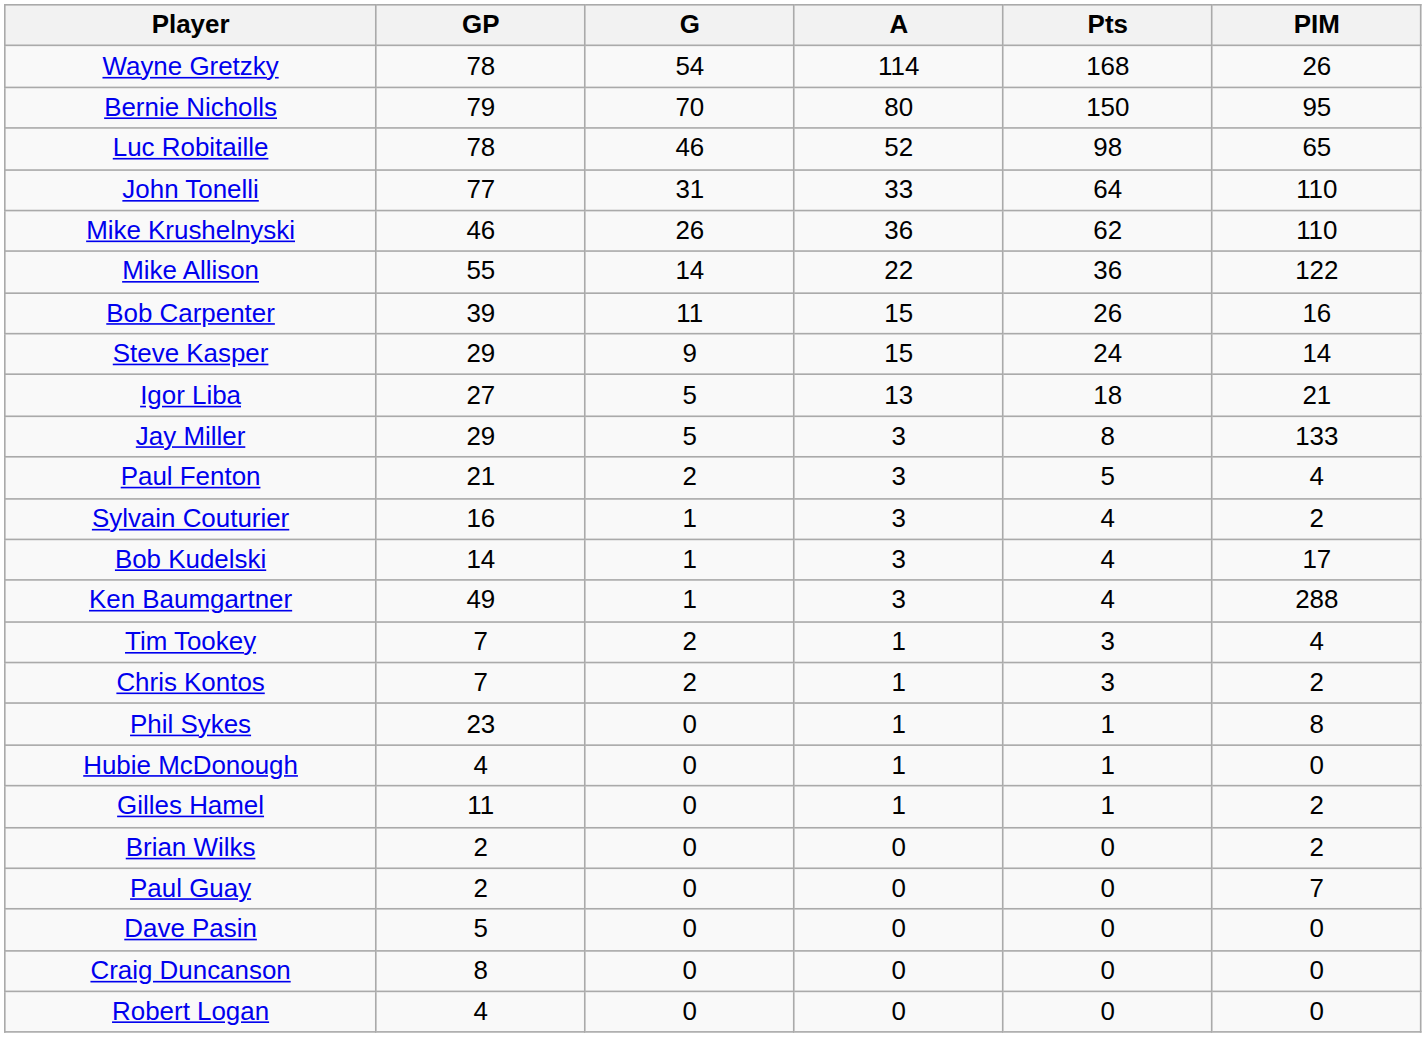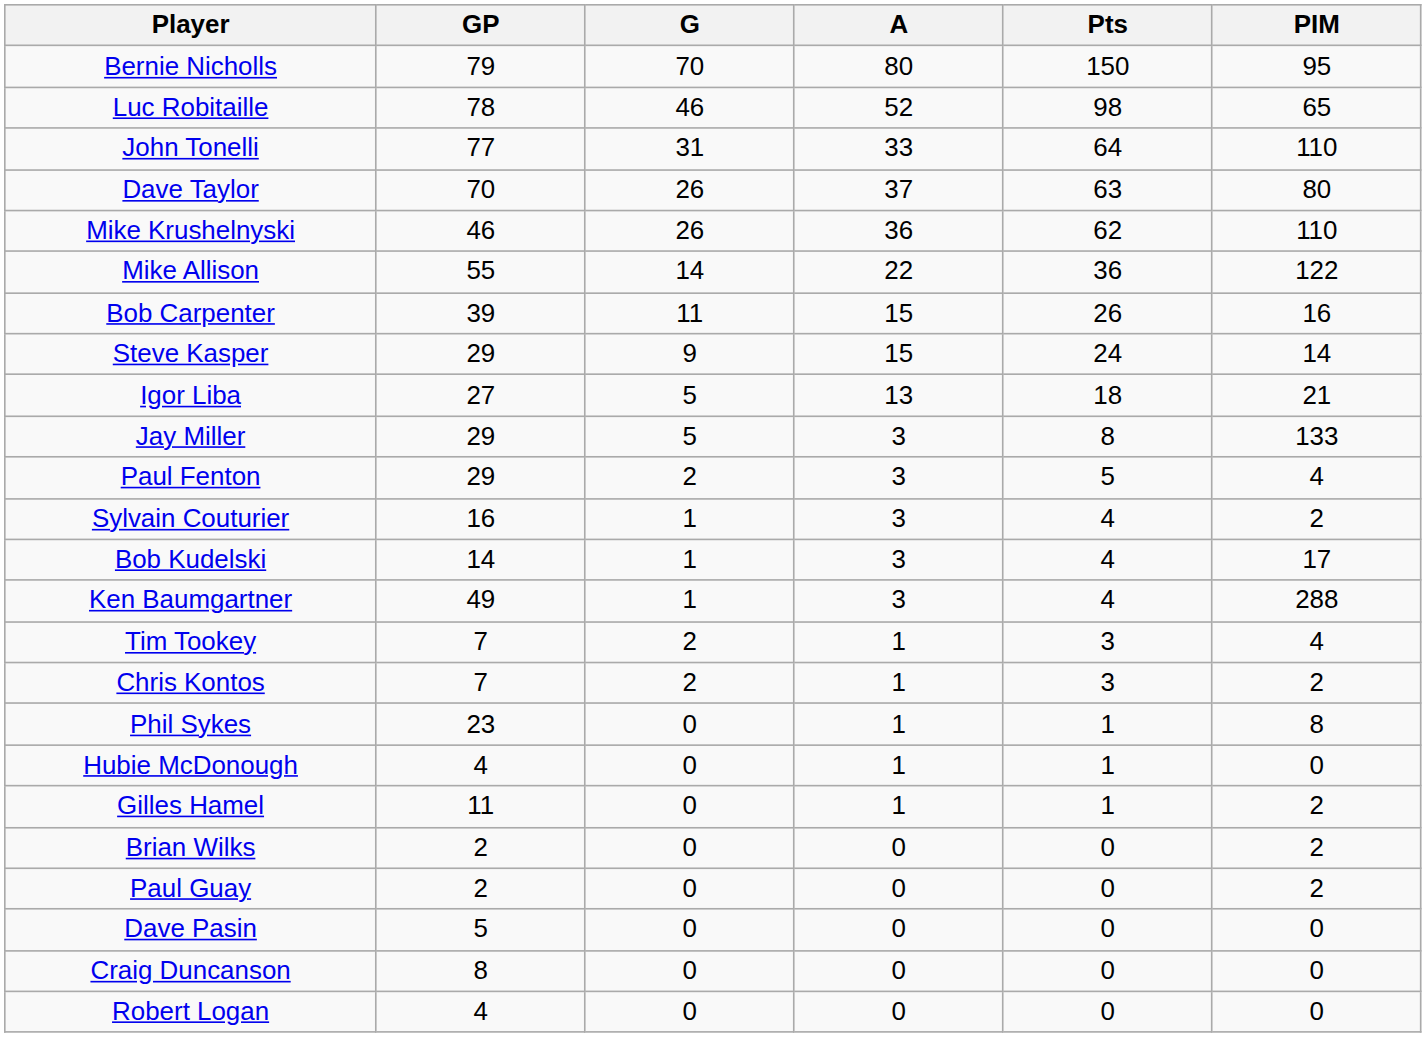- row: (191, 66)
+ row: (191, 189)
(481, 477) 21 -> (481, 477) 29
(1317, 888) 7 -> (1317, 888) 2
